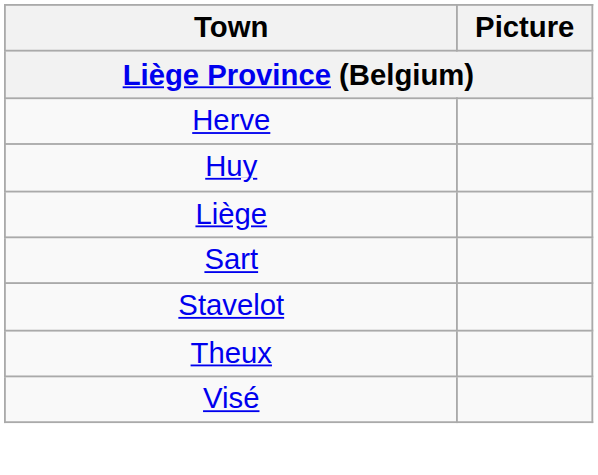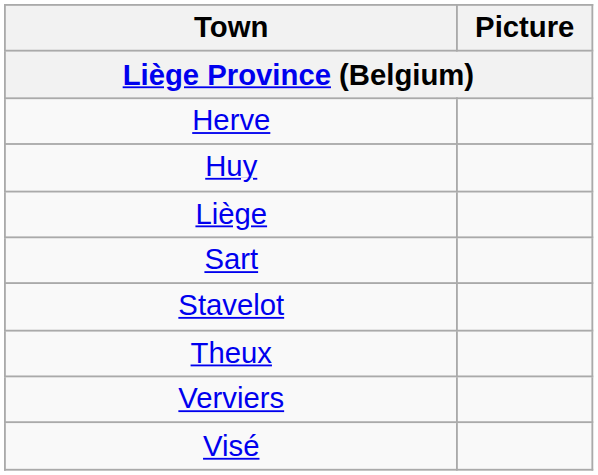+ row: (231, 399)
